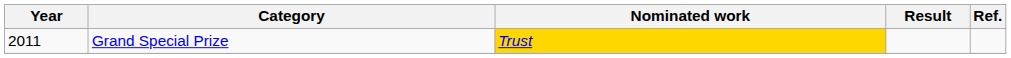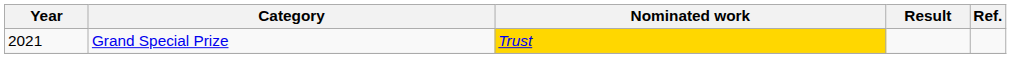(25, 41) 2011 -> (25, 41) 2021
